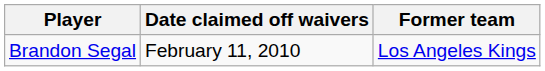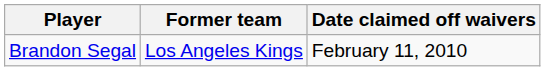columns swapped: (457, 19) <-> (257, 19)
